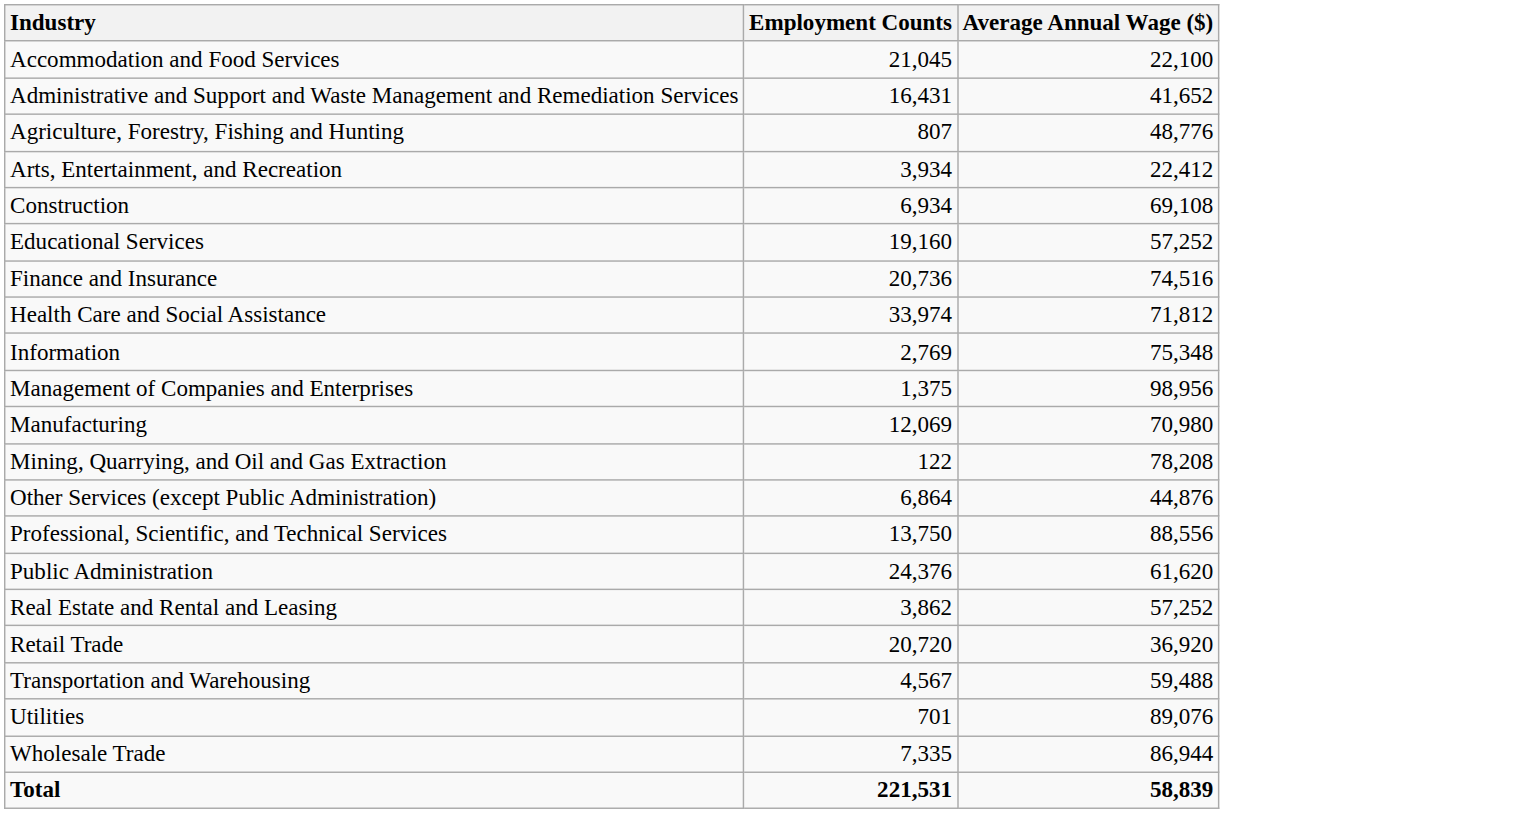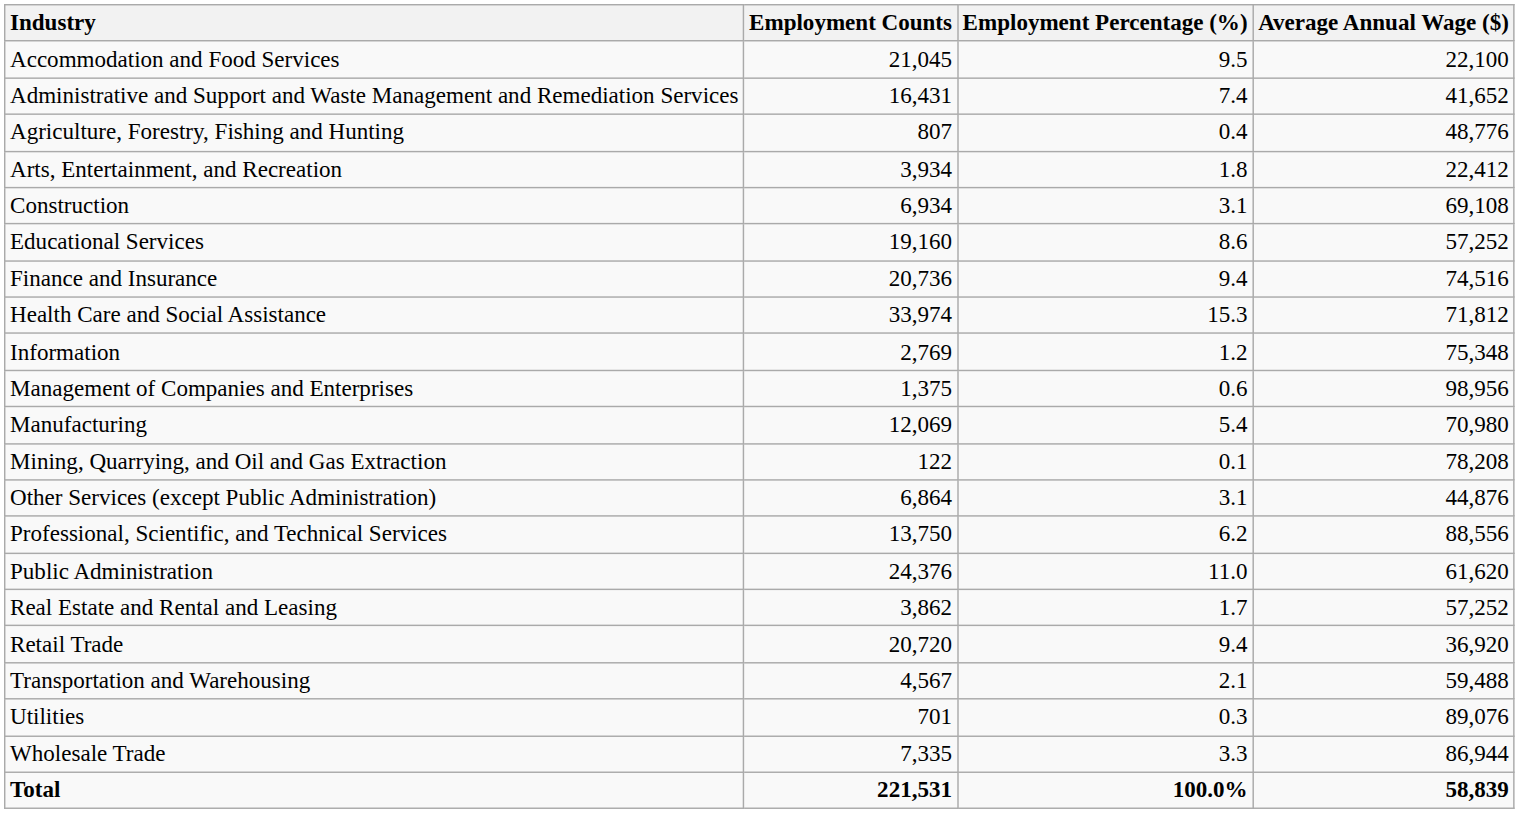+ column: (1105, 22)
